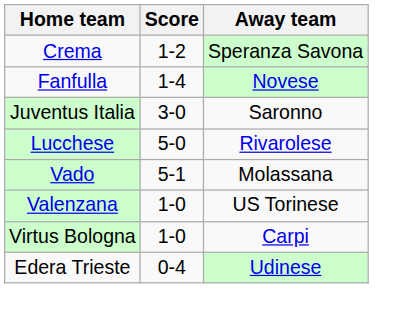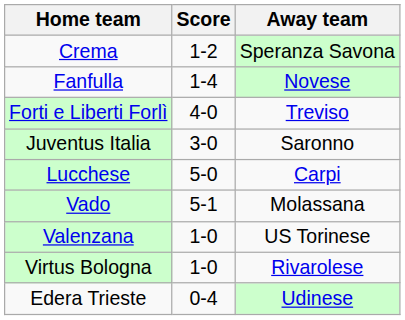+ row: (88, 112)
(286, 143) Rivarolese -> (317, 174) Carpi
(286, 236) Carpi -> (317, 267) Rivarolese
